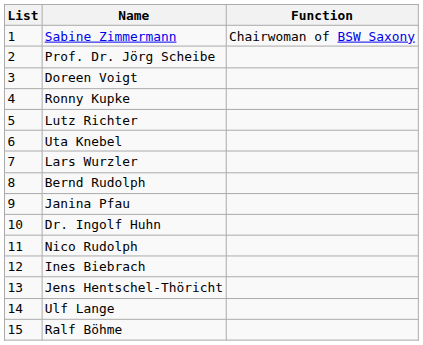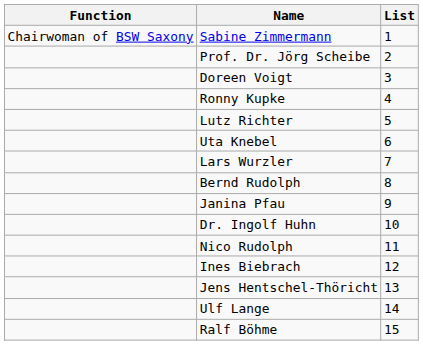columns swapped: (23, 15) <-> (322, 15)
